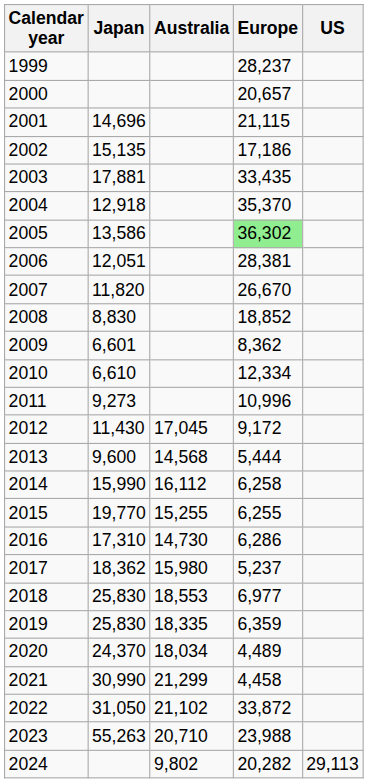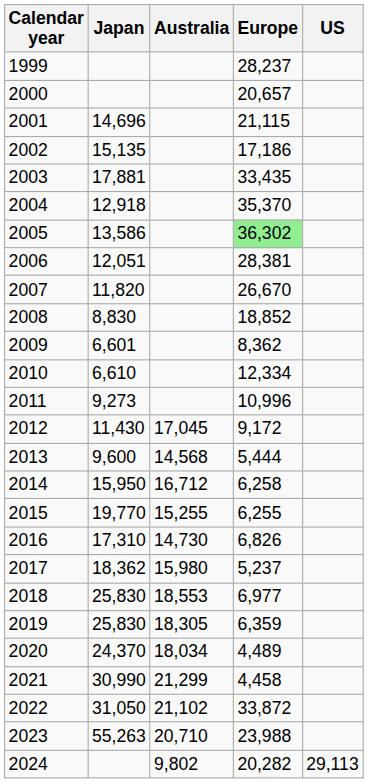(119, 484) 15,990 -> (119, 484) 15,950
(180, 484) 16,112 -> (181, 484) 16,712
(259, 540) 6,286 -> (259, 540) 6,826
(181, 624) 18,335 -> (181, 624) 18,305
